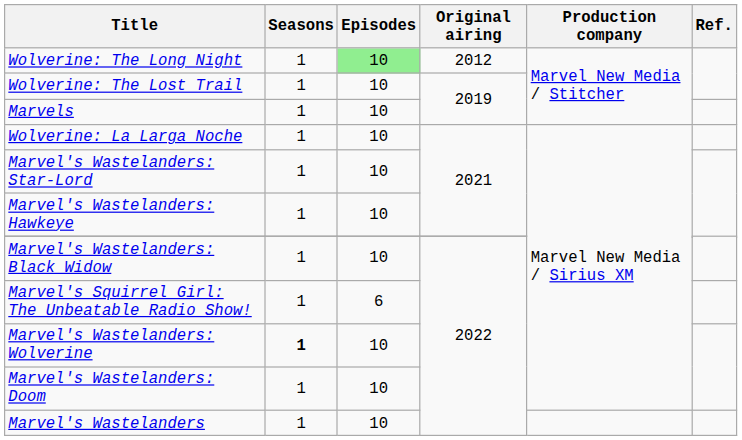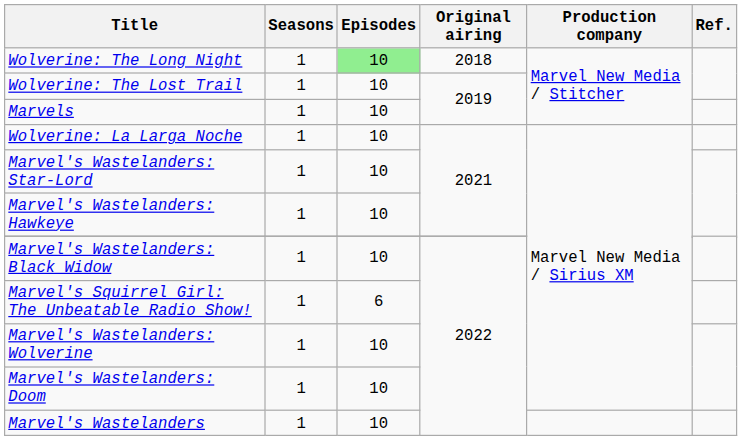(473, 61) 2012 -> (473, 61) 2018
(301, 345) bold -> (301, 345) normal
